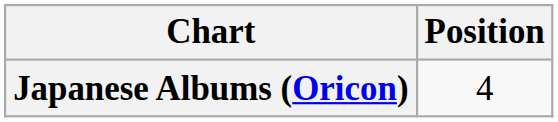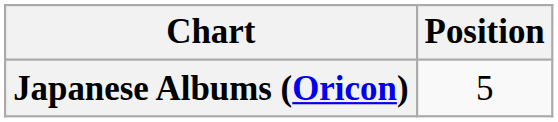(485, 87) 4 -> (485, 87) 5
